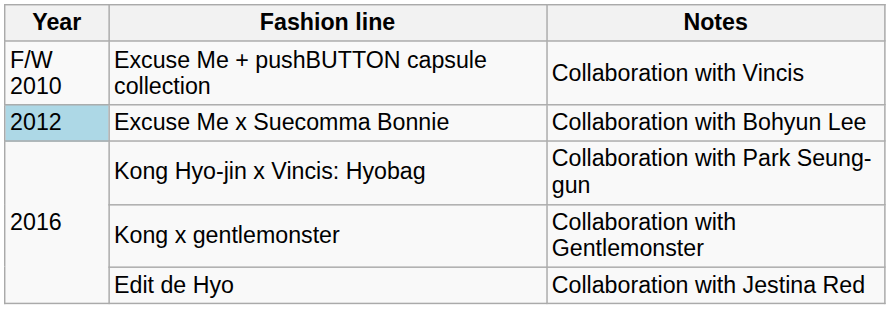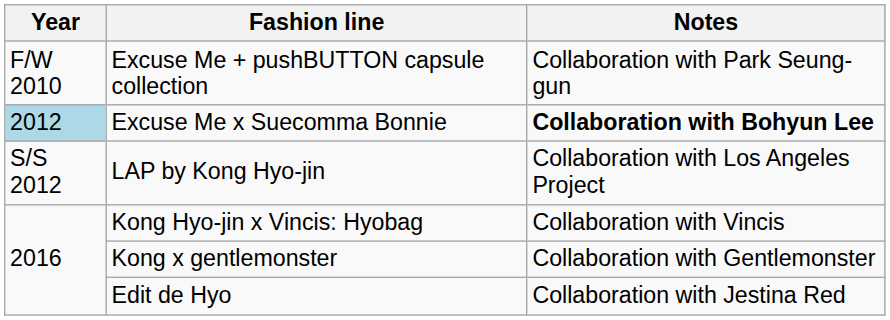(678, 72) Collaboration with Vincis -> (692, 72) Collaboration with Park Seung-gun
(709, 122) normal -> (703, 122) bold
+ row: (218, 172)
(712, 172) Collaboration with Park Seung-gun -> (659, 222) Collaboration with Vincis
